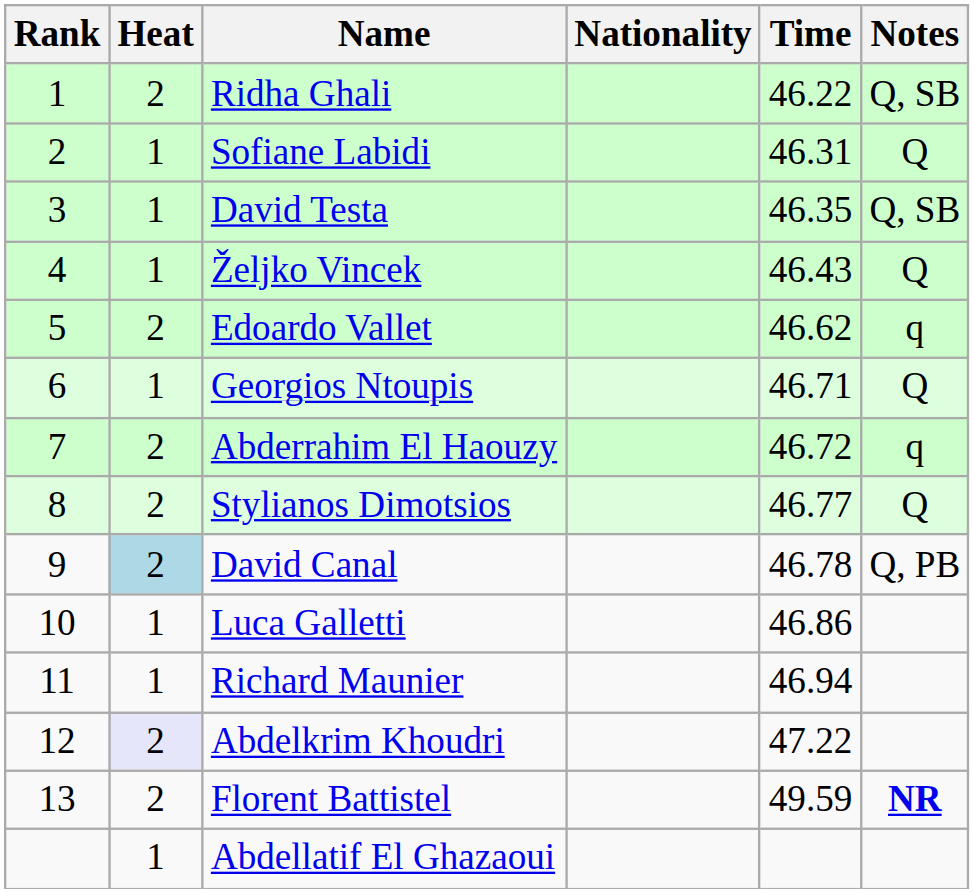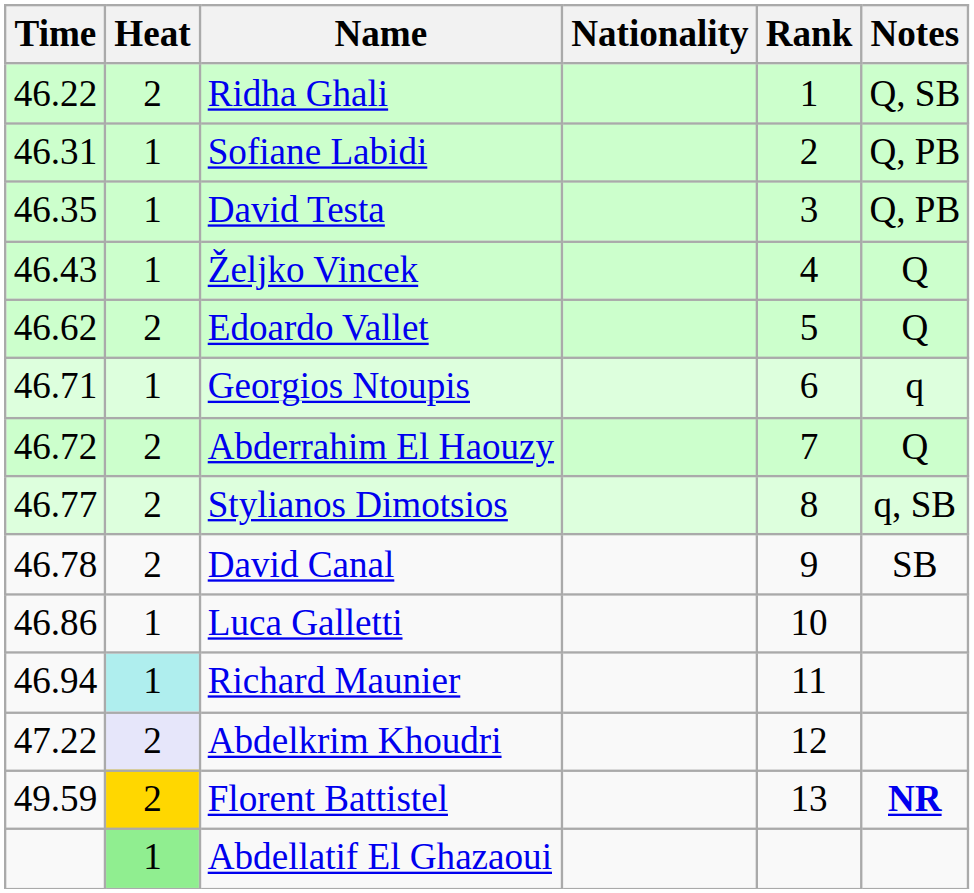columns swapped: (57, 33) <-> (811, 33)
(915, 151) Q -> (915, 151) Q, PB
(915, 210) Q, SB -> (915, 210) Q, PB
(915, 328) q -> (915, 328) Q
(915, 387) Q -> (915, 387) q
(915, 446) q -> (915, 446) Q
(915, 504) Q -> (915, 504) q, SB
(156, 563) lightblue background -> (152, 563) no background
(915, 563) Q, PB -> (915, 563) SB
(156, 681) no background -> (152, 681) paleturquoise background
(156, 799) no background -> (152, 799) gold background
(156, 858) no background -> (152, 858) lightgreen background
